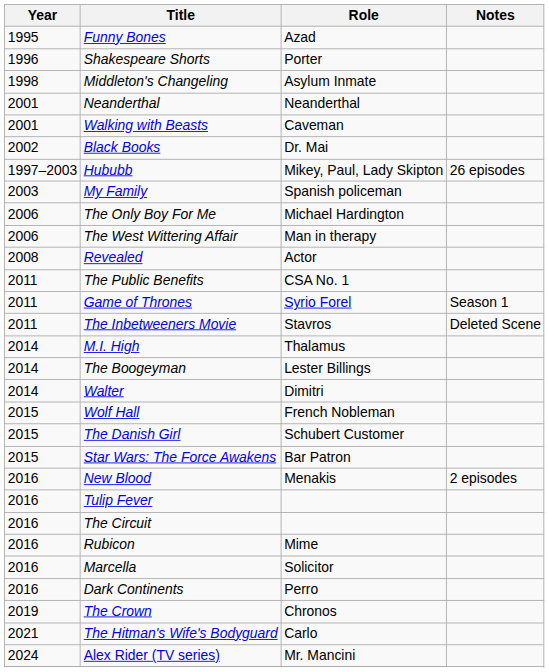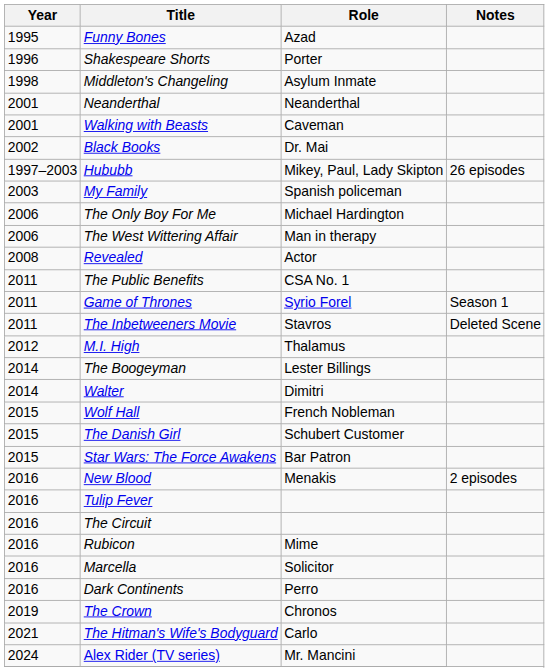(23, 346) 2014 -> (23, 346) 2012
